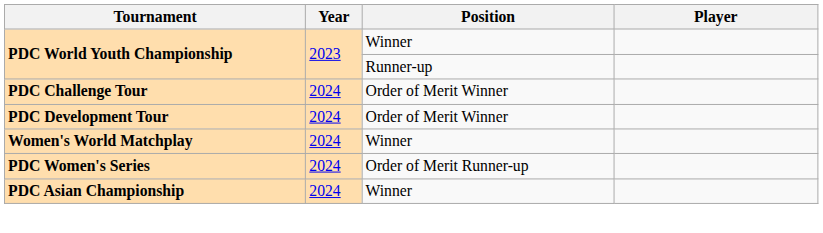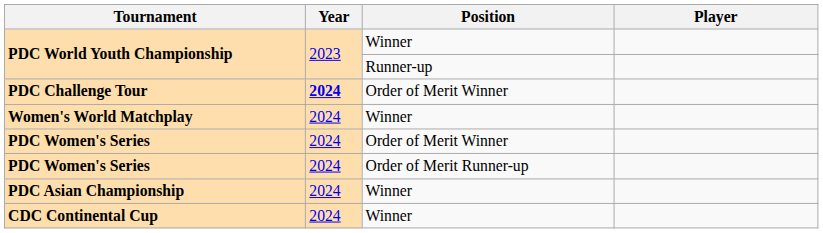(325, 91) normal -> (325, 91) bold
- row: (88, 116)
+ row: (79, 141)
+ row: (83, 215)
